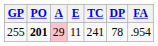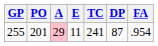(39, 32) bold -> (39, 32) normal
(117, 32) 78 -> (117, 32) 87
